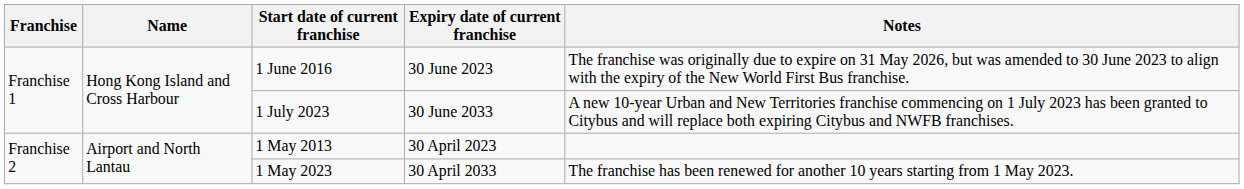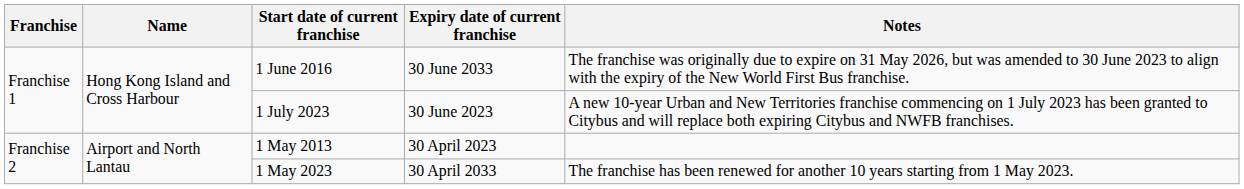(451, 68) 30 June 2023 -> (451, 68) 30 June 2033
(451, 111) 30 June 2033 -> (451, 111) 30 June 2023
